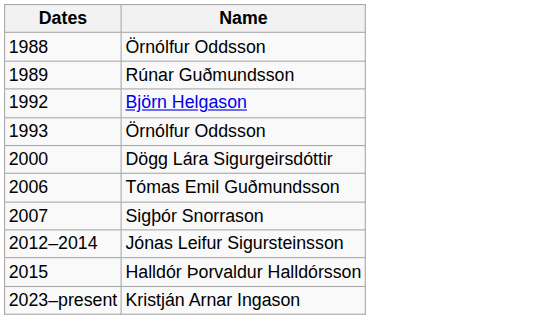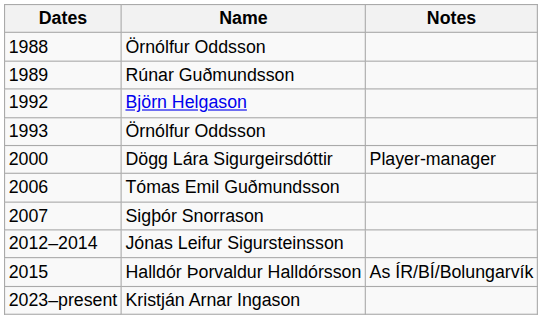+ column: (451, 18)
